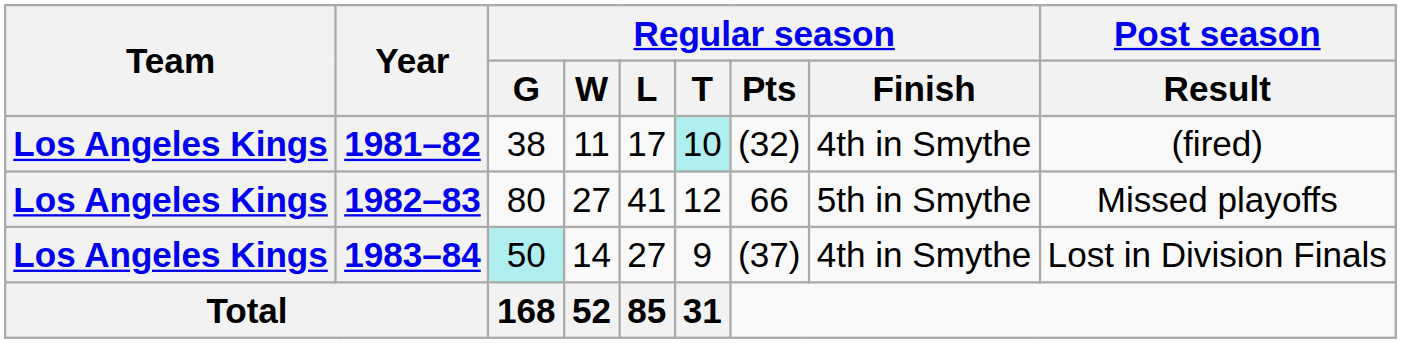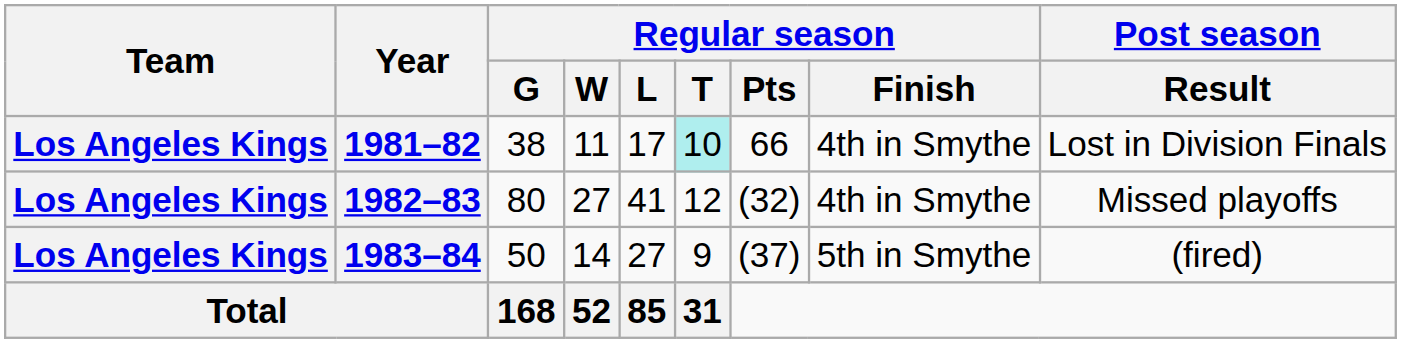(769, 144) (32) -> (769, 144) 66
(1217, 144) (fired) -> (1217, 144) Lost in Division Finals
(769, 200) 66 -> (769, 200) (32)
(924, 200) 5th in Smythe -> (924, 200) 4th in Smythe
(526, 255) paleturquoise background -> (526, 255) no background
(924, 255) 4th in Smythe -> (924, 255) 5th in Smythe
(1217, 255) Lost in Division Finals -> (1217, 255) (fired)
